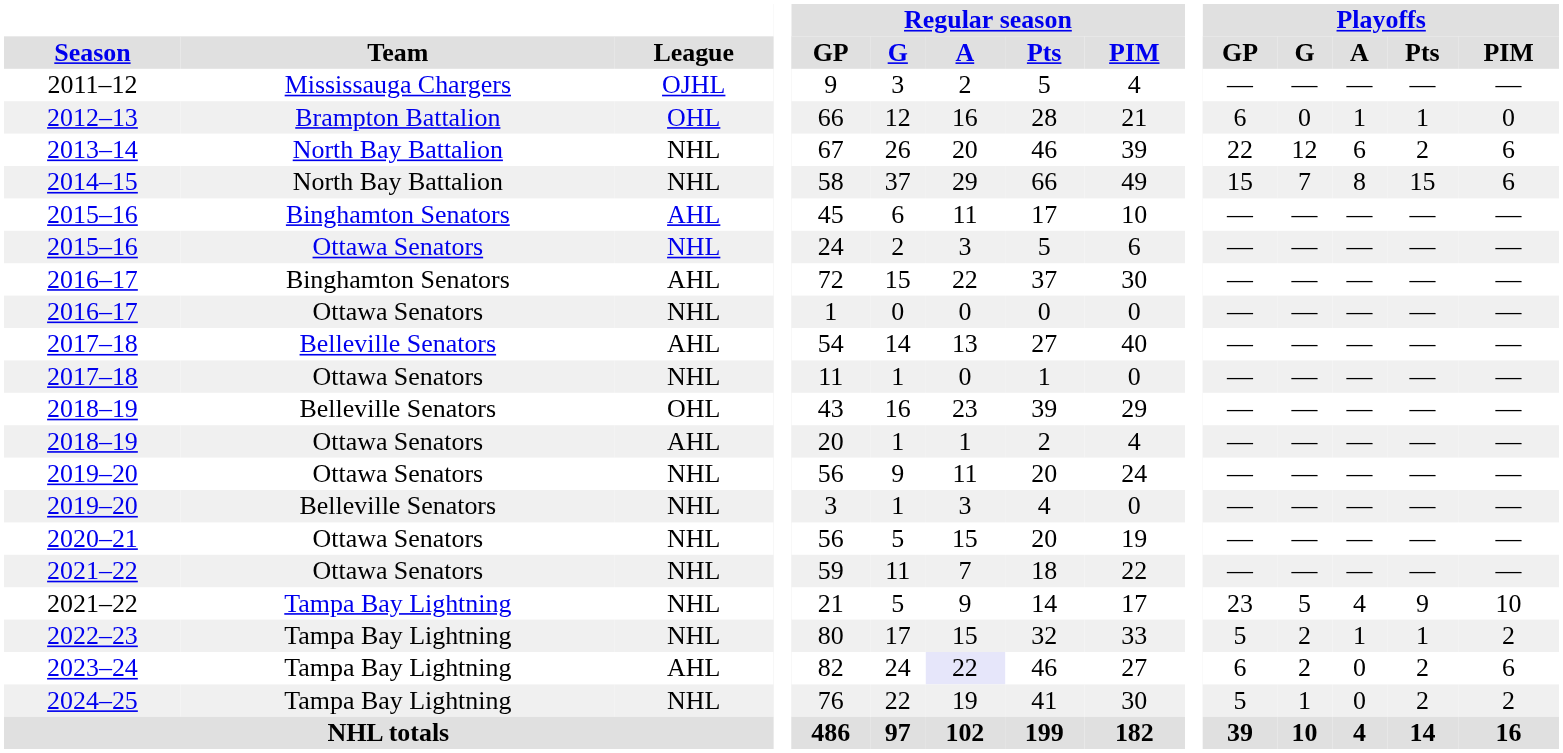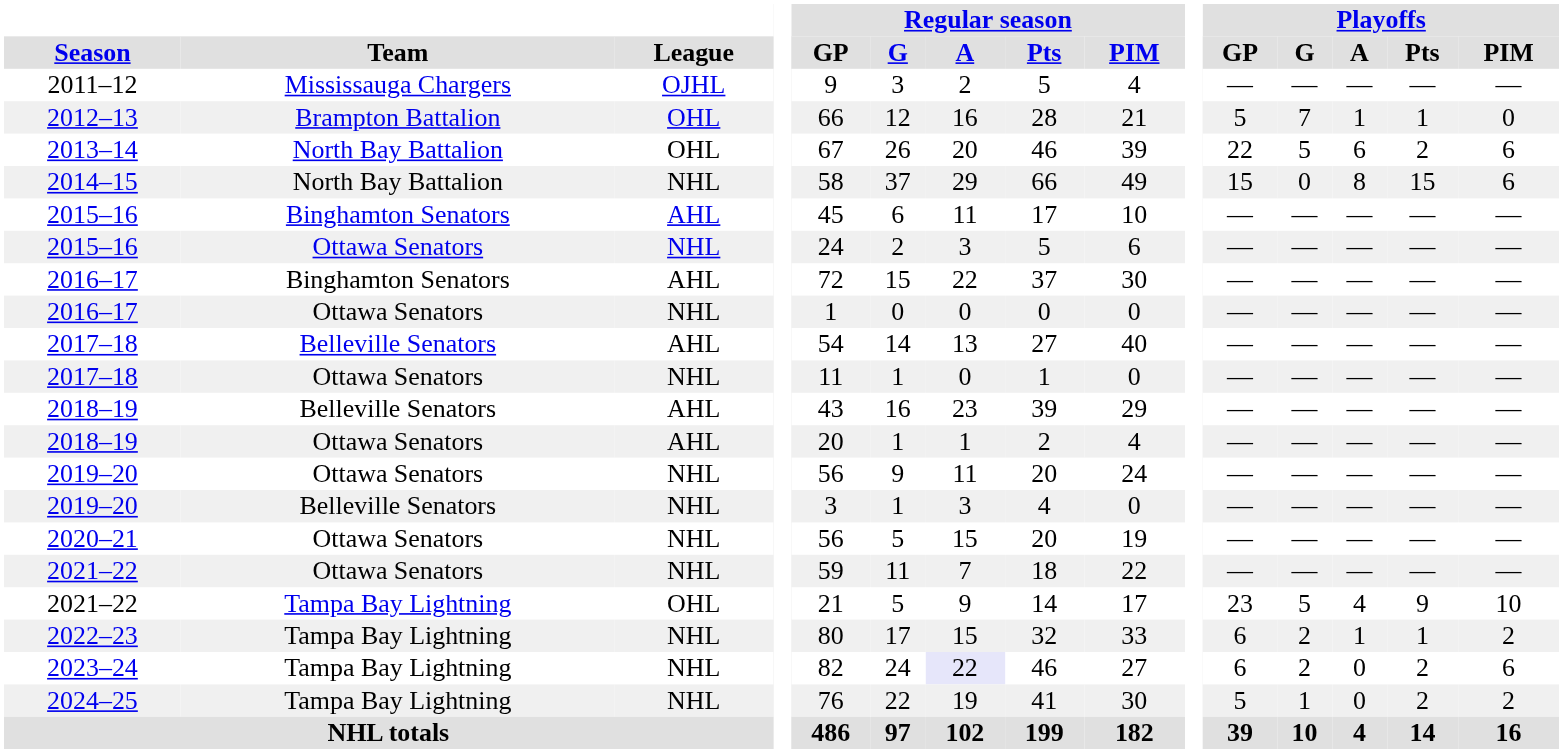(1240, 117) 6 -> (1240, 117) 5
(1304, 117) 0 -> (1304, 117) 7
(694, 149) NHL -> (694, 149) OHL
(1304, 149) 12 -> (1304, 149) 5
(1304, 181) 7 -> (1304, 181) 0
(694, 408) OHL -> (694, 408) AHL
(694, 603) NHL -> (694, 603) OHL
(1240, 635) 5 -> (1240, 635) 6
(694, 667) AHL -> (694, 667) NHL
